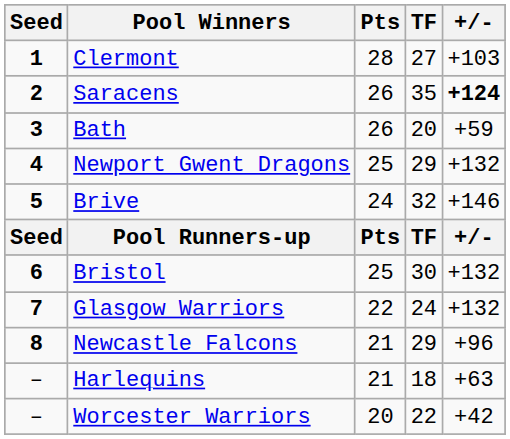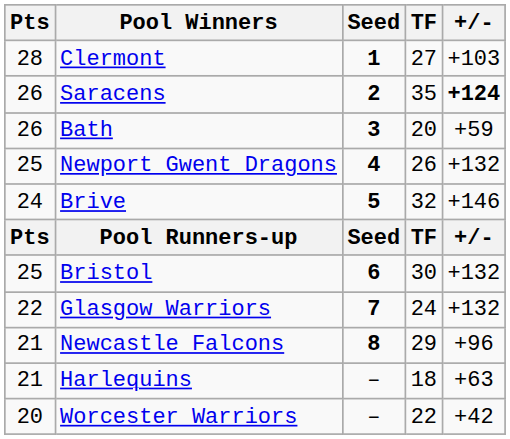columns swapped: (36, 23) <-> (380, 23)
(424, 166) 29 -> (424, 166) 26
